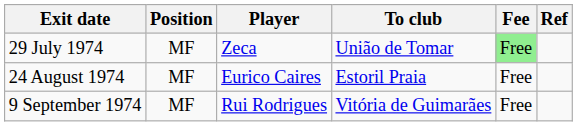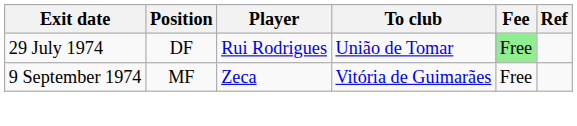(181, 47) MF -> (181, 47) DF
(239, 47) Zeca -> (274, 47) Rui Rodrigues
- row: (67, 76)
(274, 105) Rui Rodrigues -> (239, 76) Zeca
